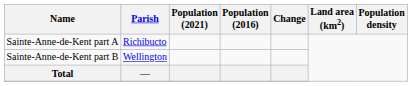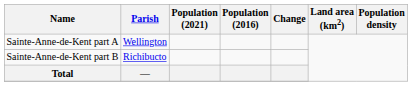(145, 41) Richibucto -> (145, 41) Wellington
(145, 57) Wellington -> (145, 57) Richibucto
